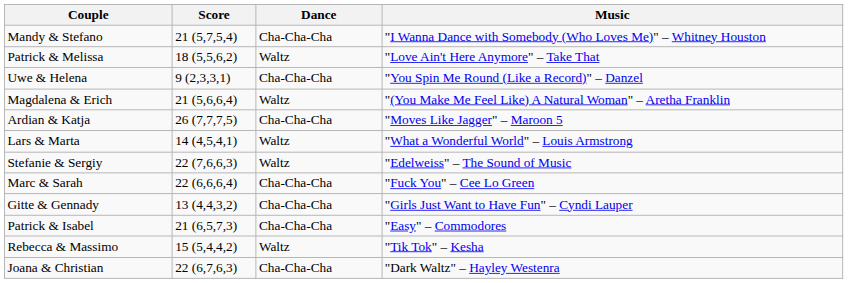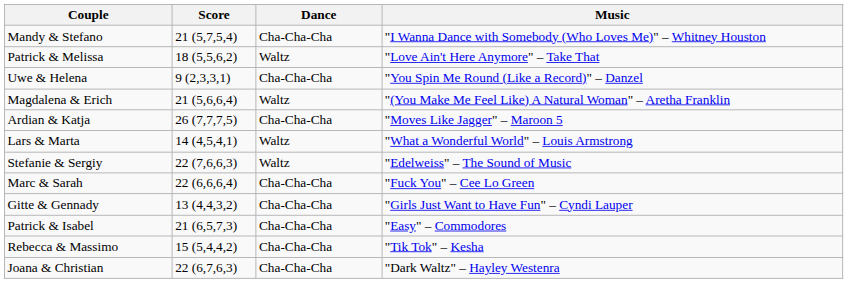(274, 246) Waltz -> (296, 246) Cha-Cha-Cha
